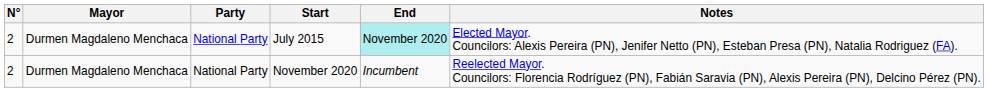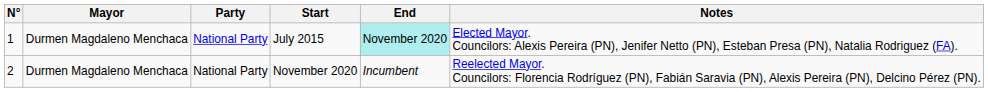(10, 39) 2 -> (10, 39) 1
